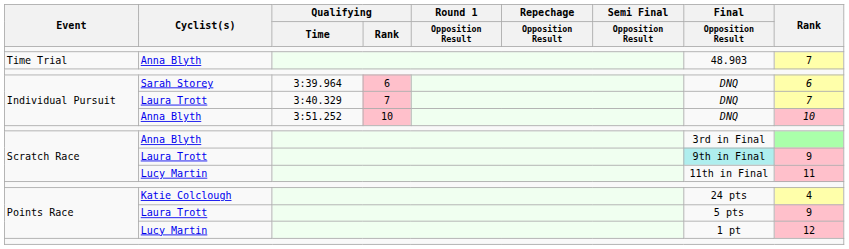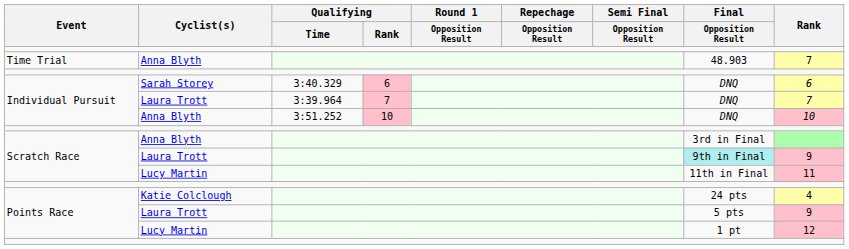(318, 83) 3:39.964 -> (318, 83) 3:40.329
(318, 100) 3:40.329 -> (318, 100) 3:39.964
